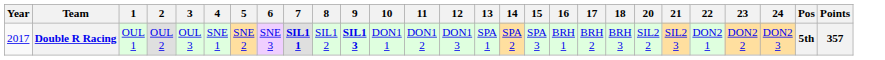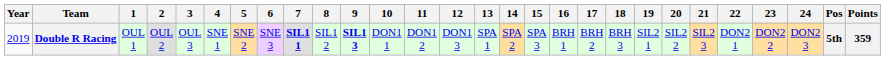+ column: (648, 14)
(18, 39) 2017 -> (18, 39) 2019
(835, 39) 357 -> (863, 39) 359
